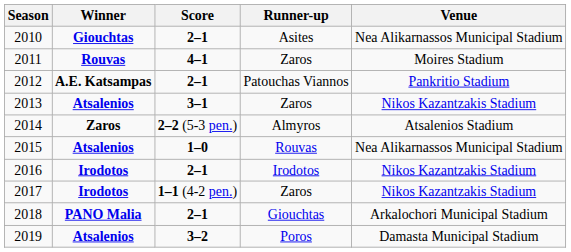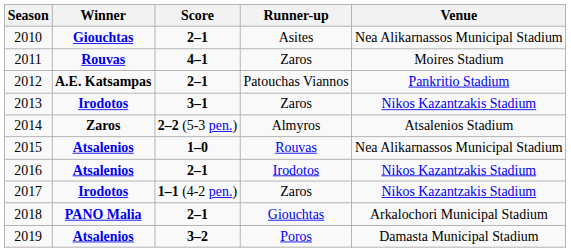(103, 103) Atsalenios -> (103, 103) Irodotos
(103, 170) Irodotos -> (103, 170) Atsalenios
